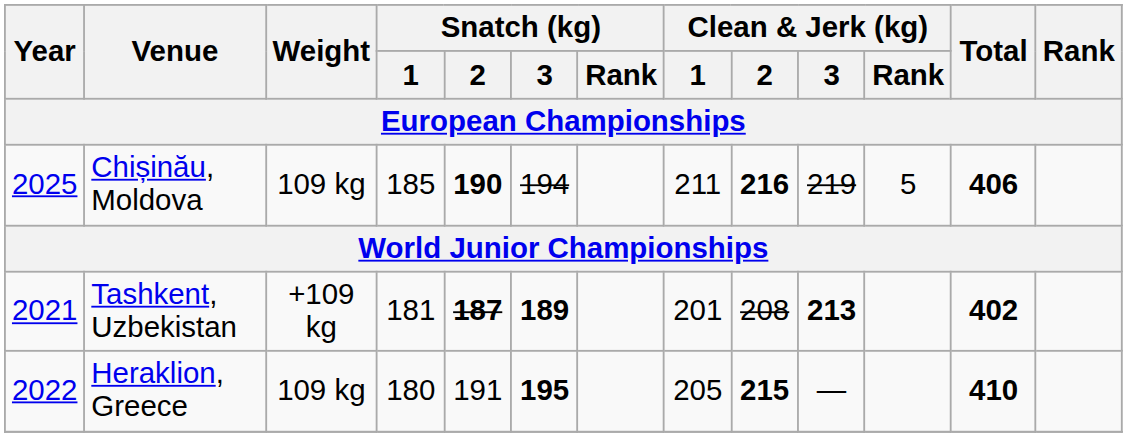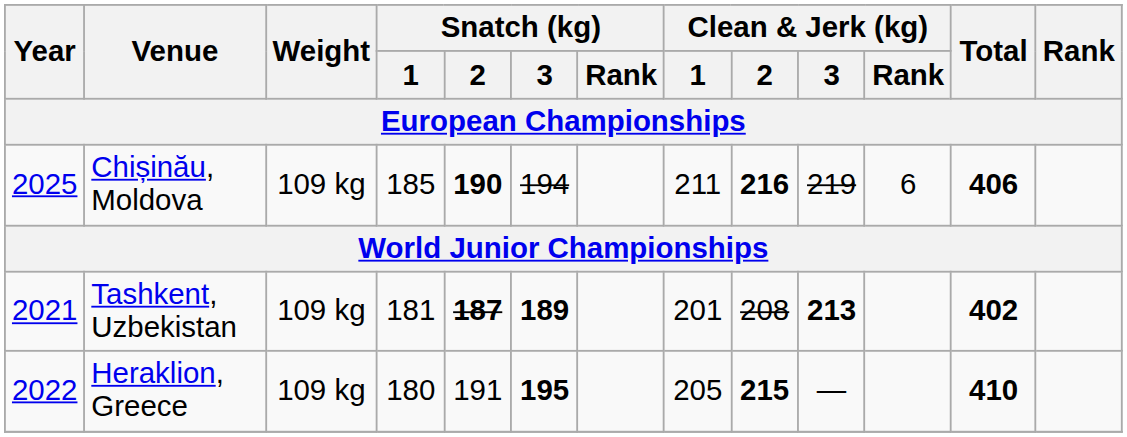(908, 184) 5 -> (908, 184) 6
(321, 310) +109 kg -> (321, 310) 109 kg
